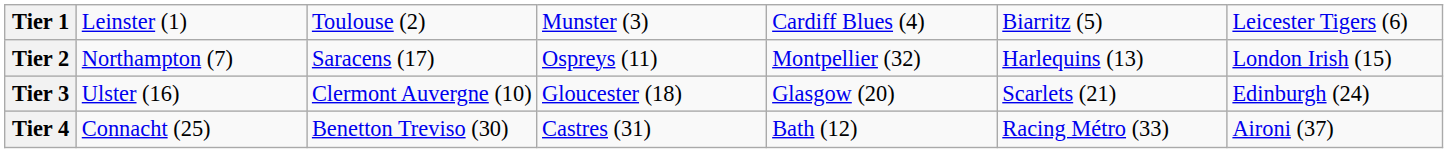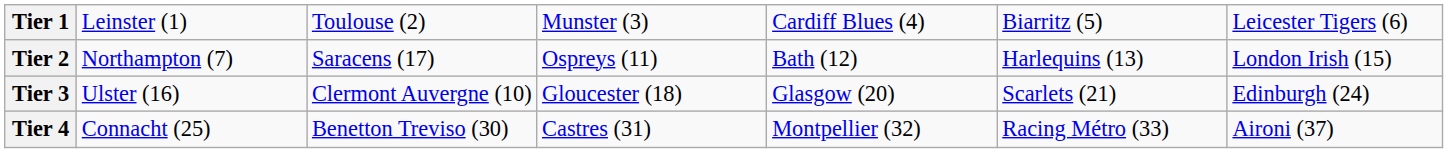(846, 57) Montpellier (32) -> (815, 57) Bath (12)
(815, 128) Bath (12) -> (846, 128) Montpellier (32)
